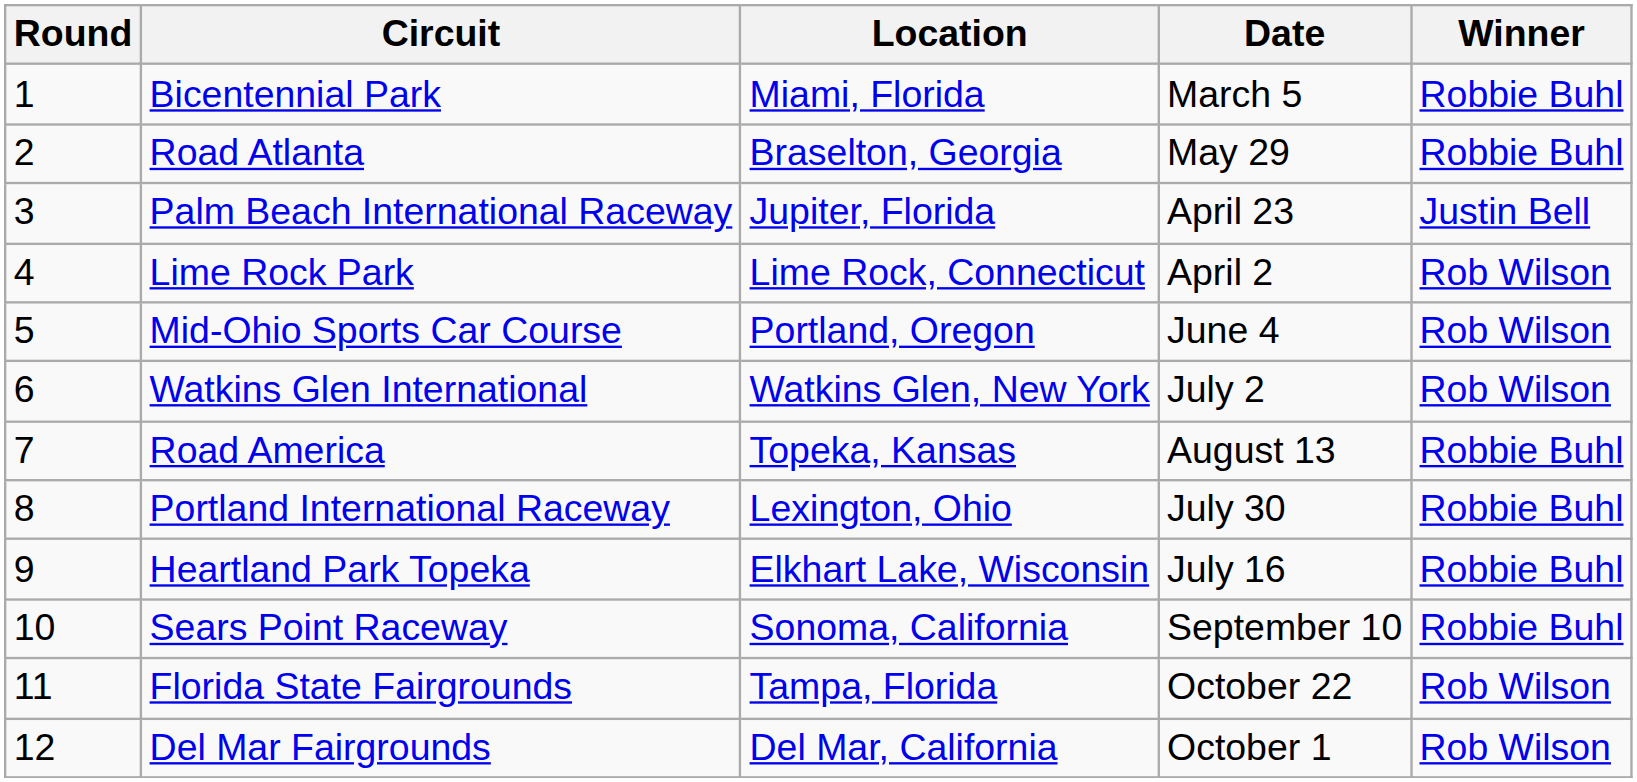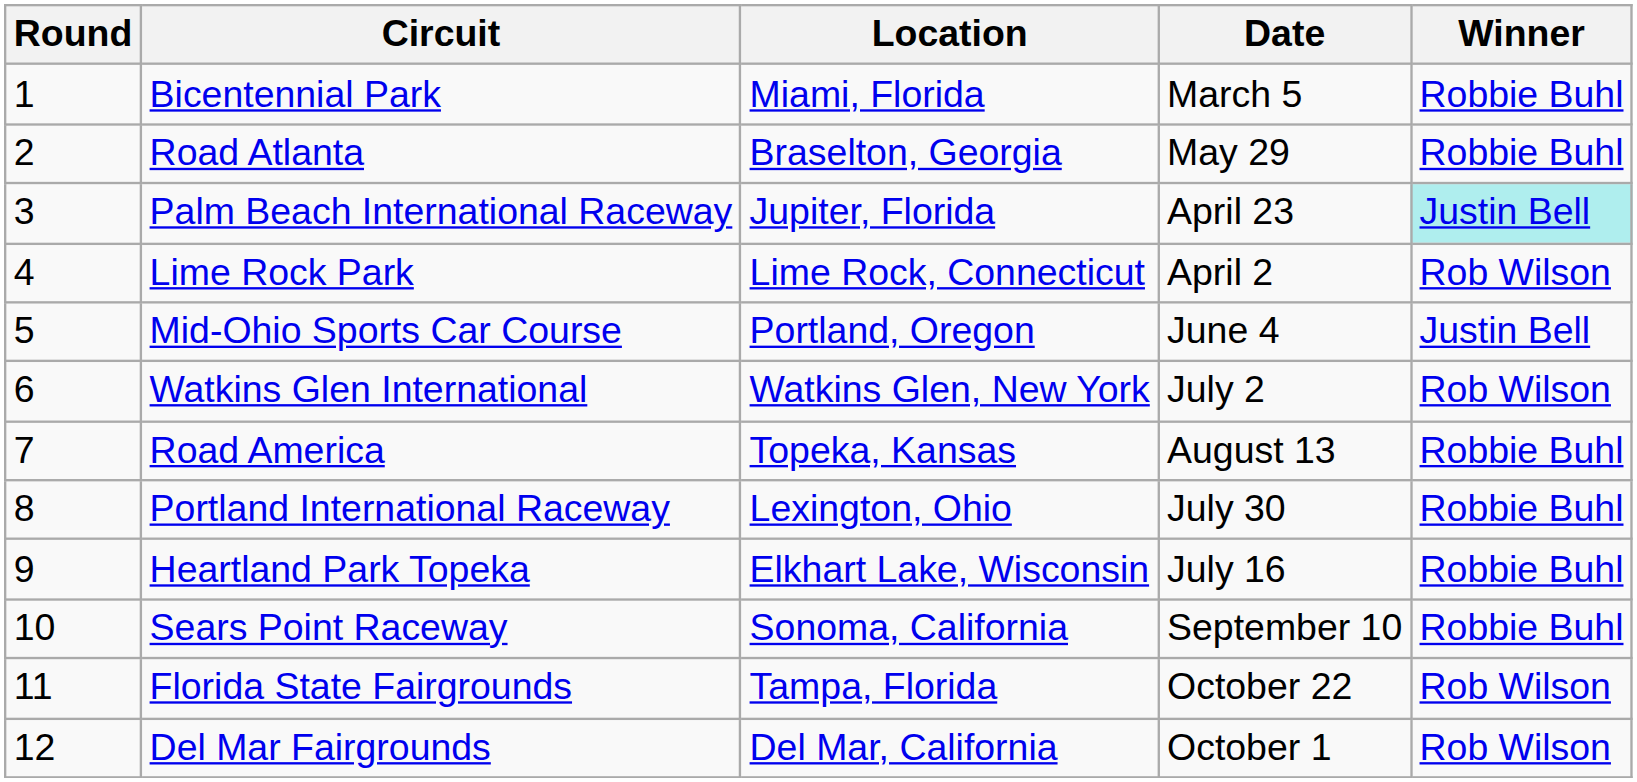(1505, 212) no background -> (1505, 212) paleturquoise background
(1515, 331) Rob Wilson -> (1505, 331) Justin Bell
